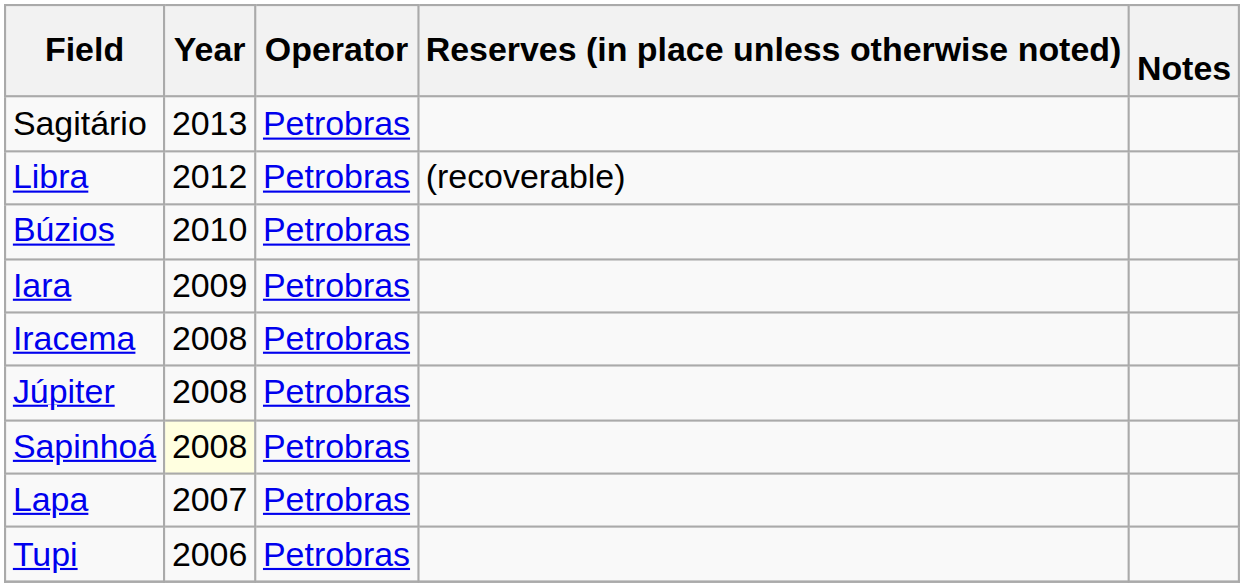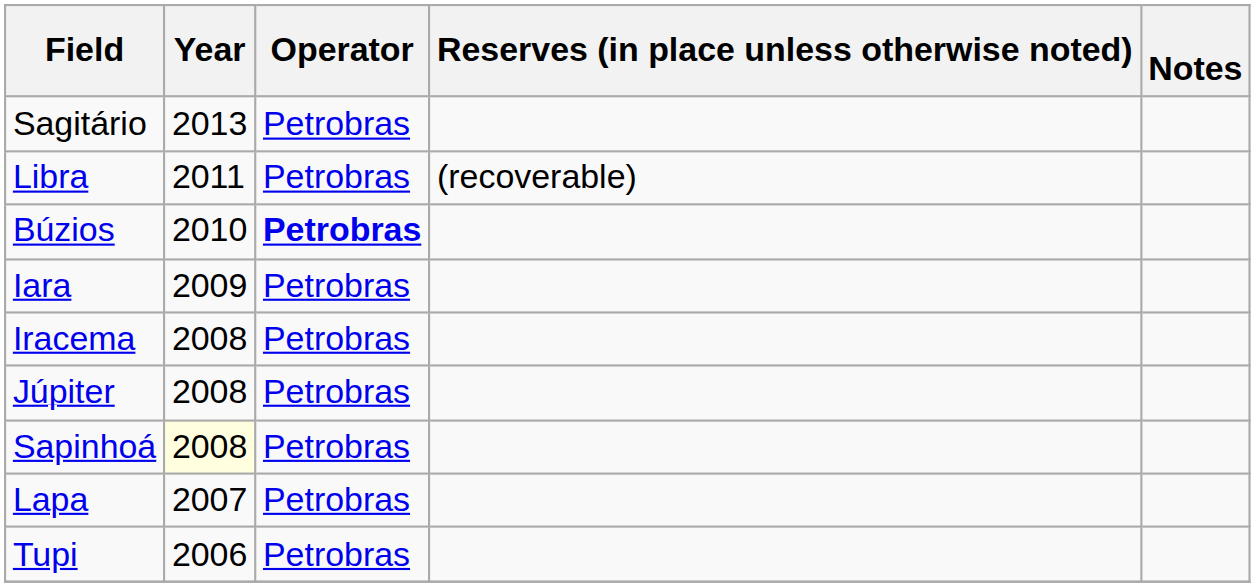(210, 177) 2012 -> (208, 177) 2011
(337, 230) normal -> (342, 230) bold
